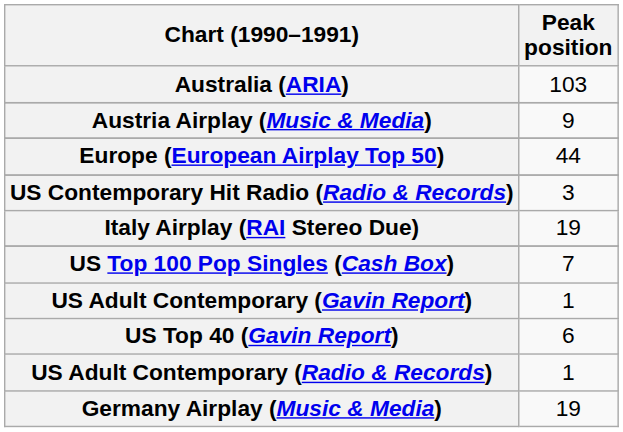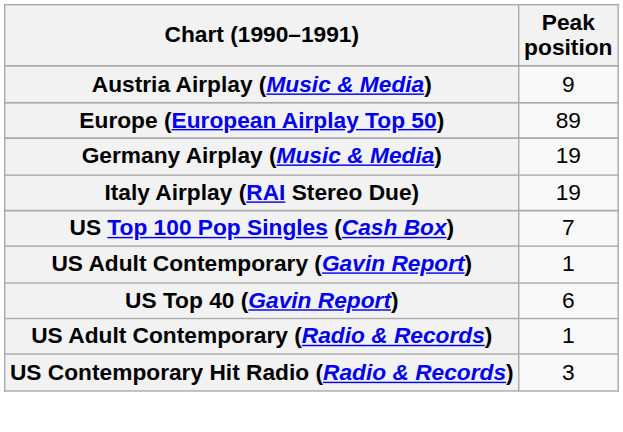- row: (262, 84)
(568, 156) 44 -> (568, 120) 89
rows swapped: (262, 408) <-> (262, 192)
